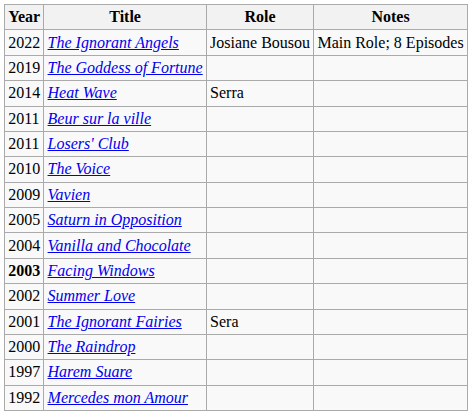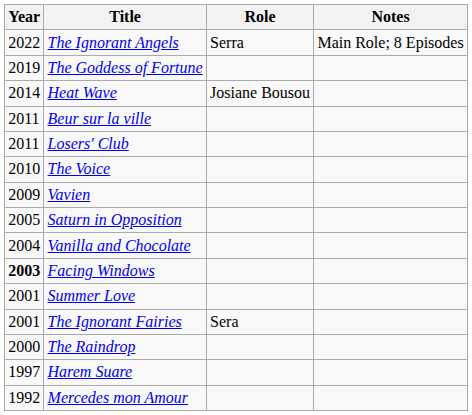(260, 42) Josiane Bousou -> (227, 42) Serra
(227, 93) Serra -> (260, 93) Josiane Bousou
(24, 296) 2002 -> (24, 296) 2001
